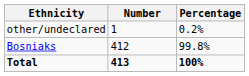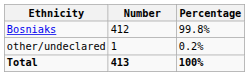rows swapped: (32, 46) <-> (56, 30)
